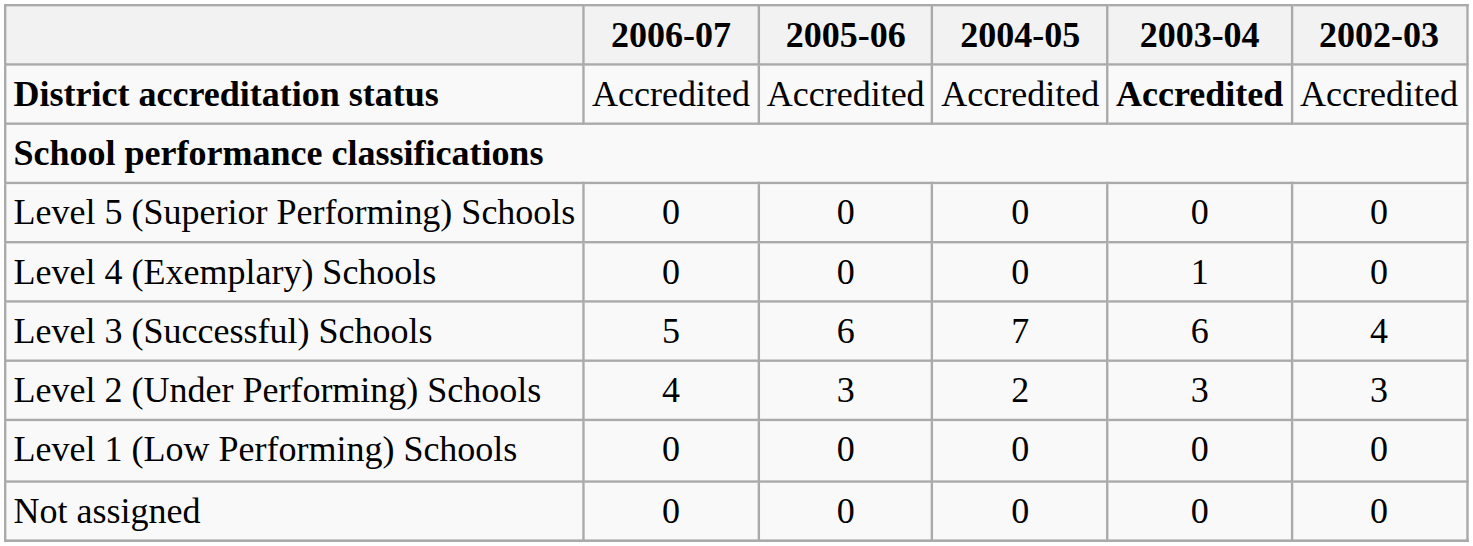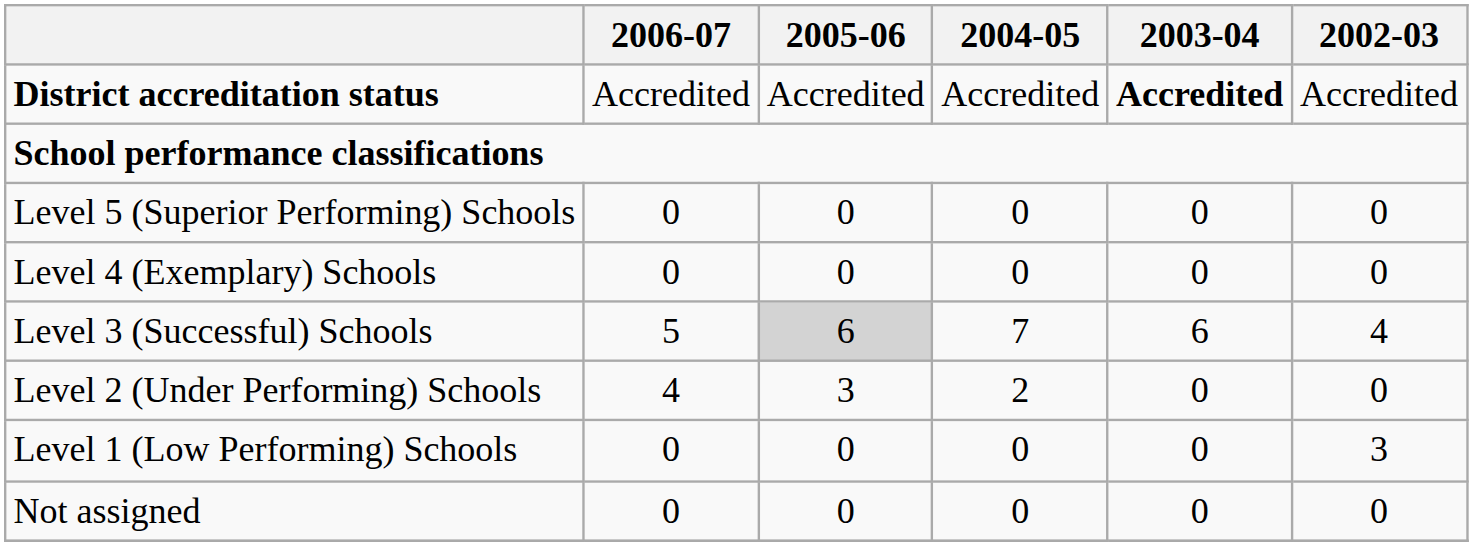(1200, 271) 1 -> (1200, 271) 0
(846, 331) no background -> (846, 331) lightgrey background
(1200, 390) 3 -> (1200, 390) 0
(1379, 390) 3 -> (1379, 390) 0
(1379, 450) 0 -> (1379, 450) 3
